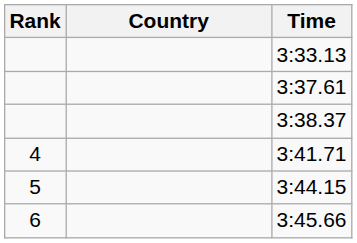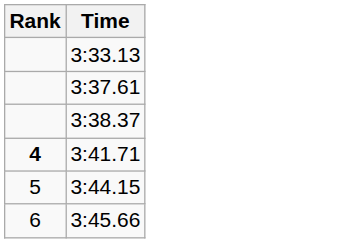- column: (169, 21)
(35, 154) normal -> (35, 154) bold
